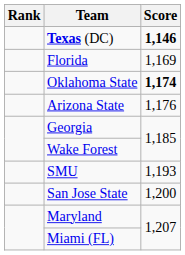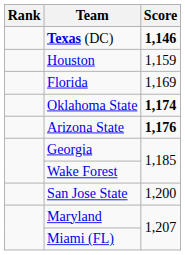+ row: (71, 60)
(161, 104) normal -> (161, 127) bold
- row: (62, 171)
